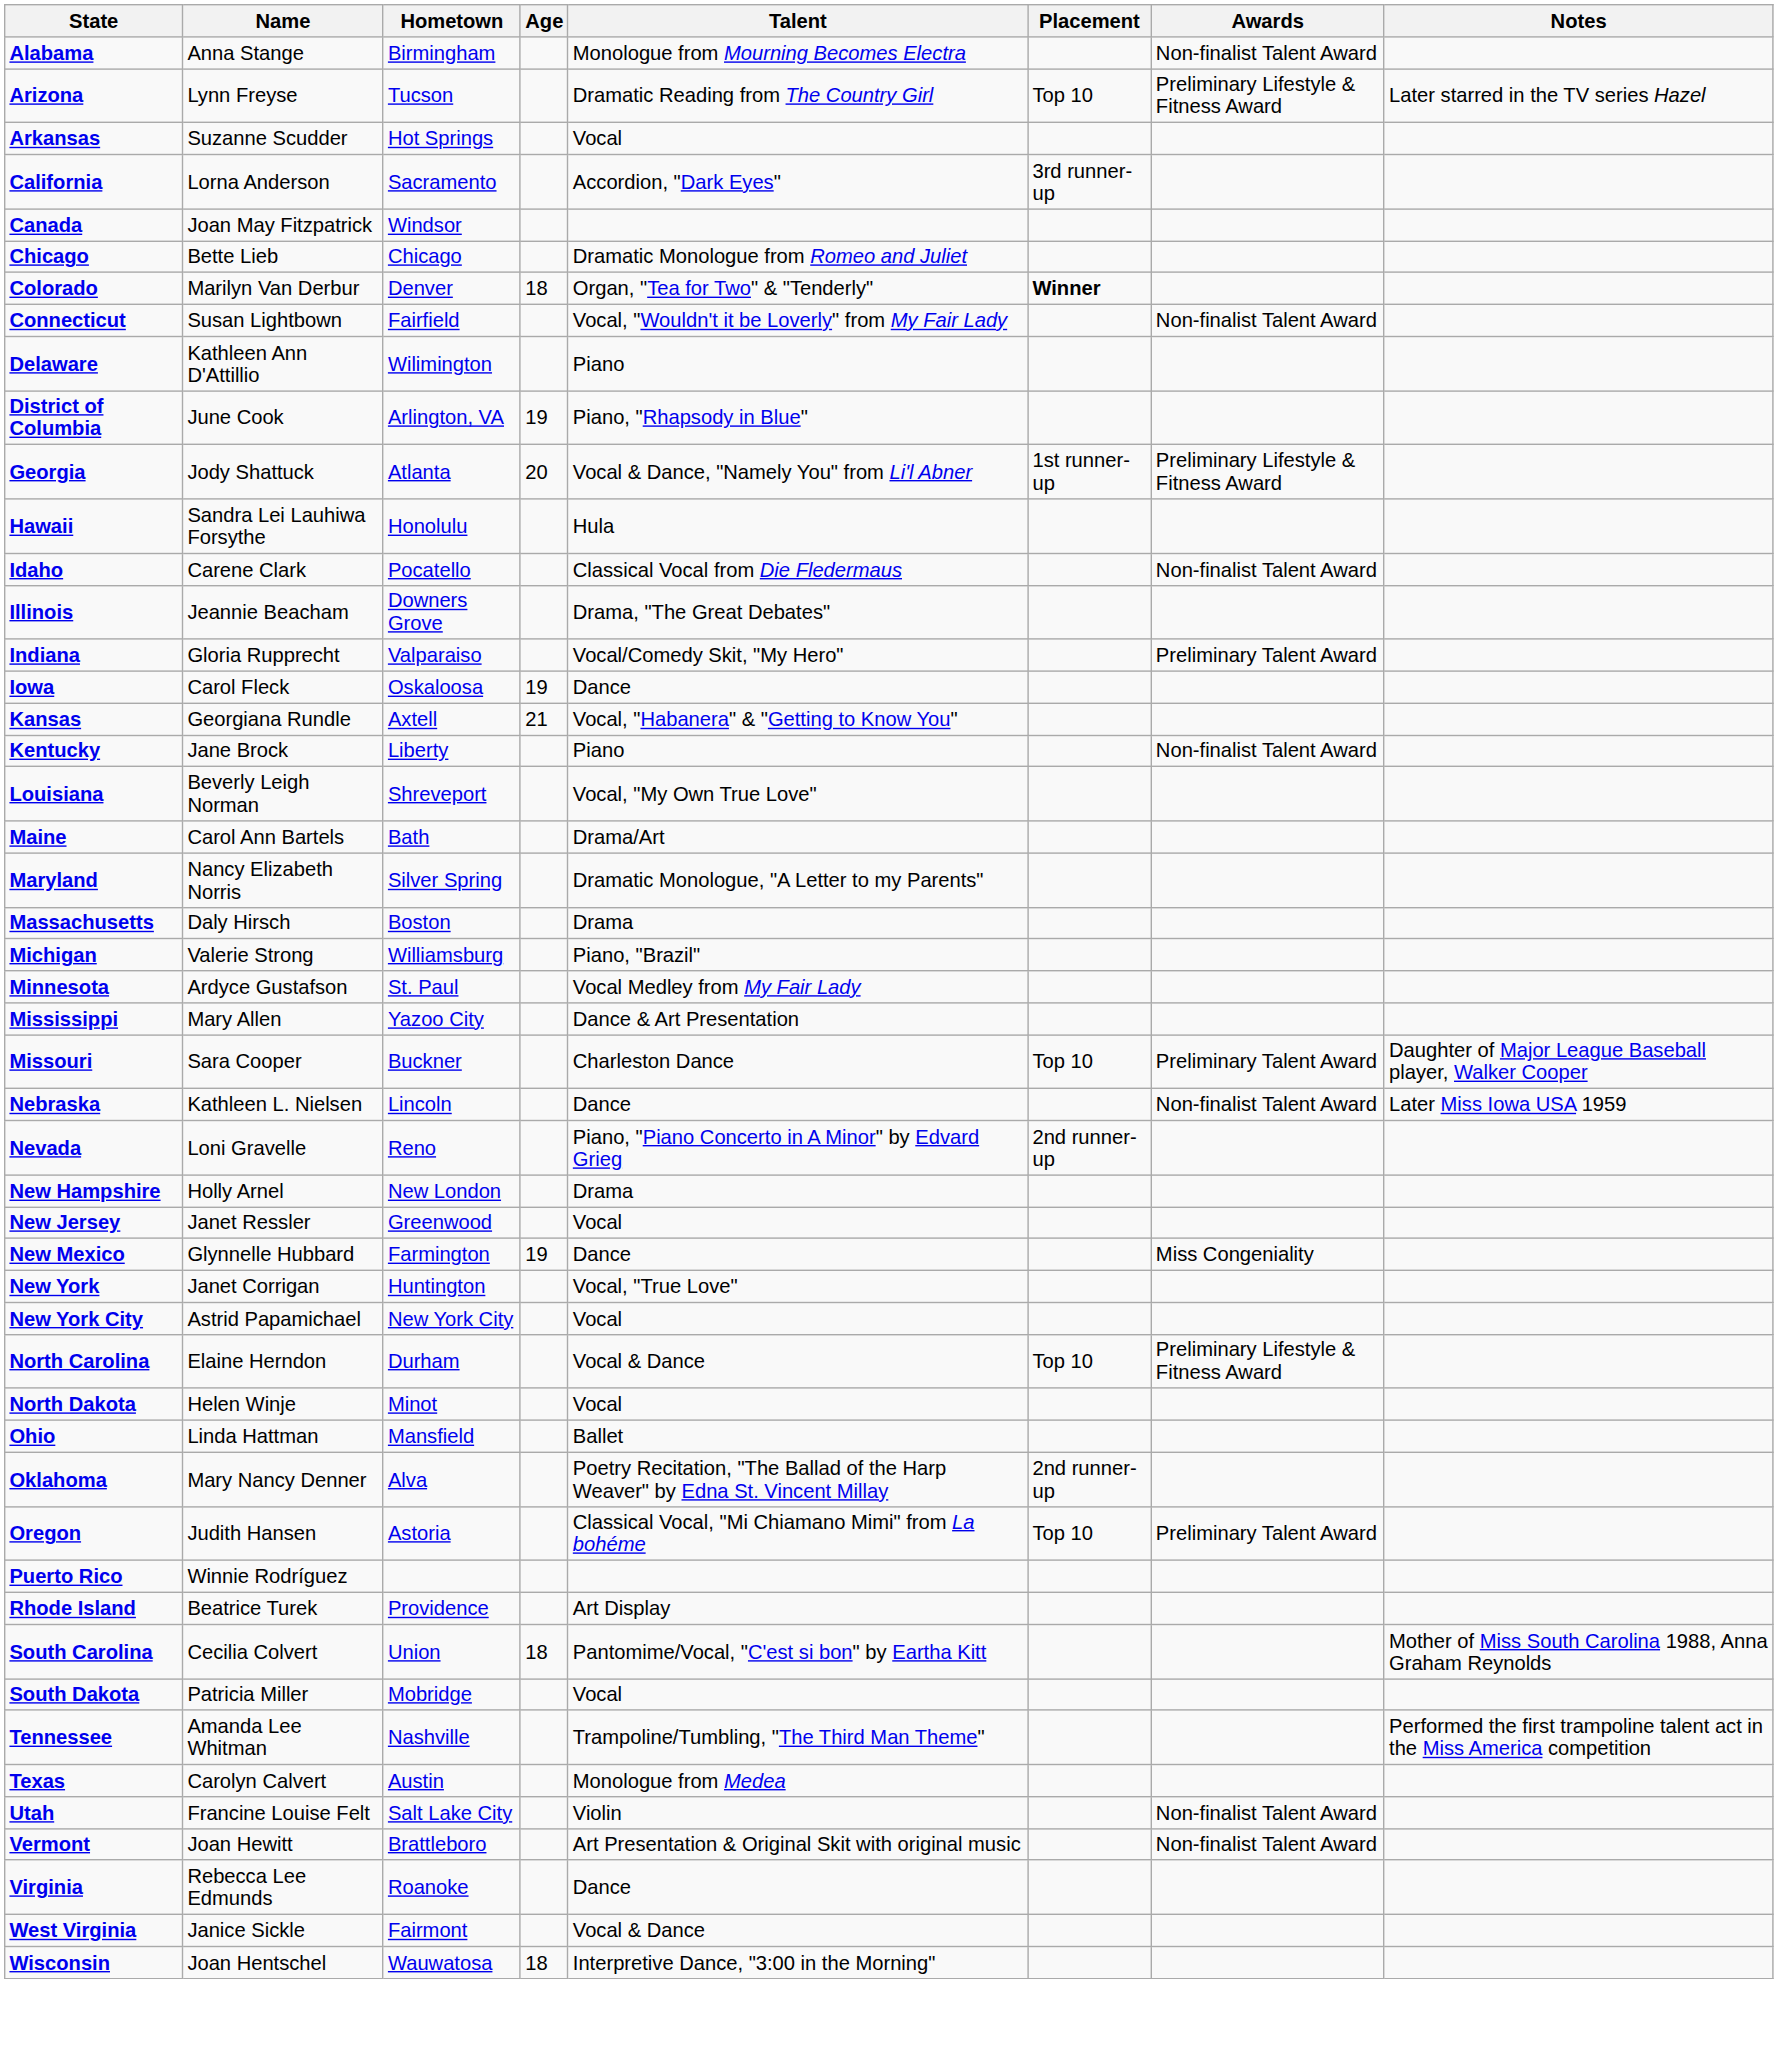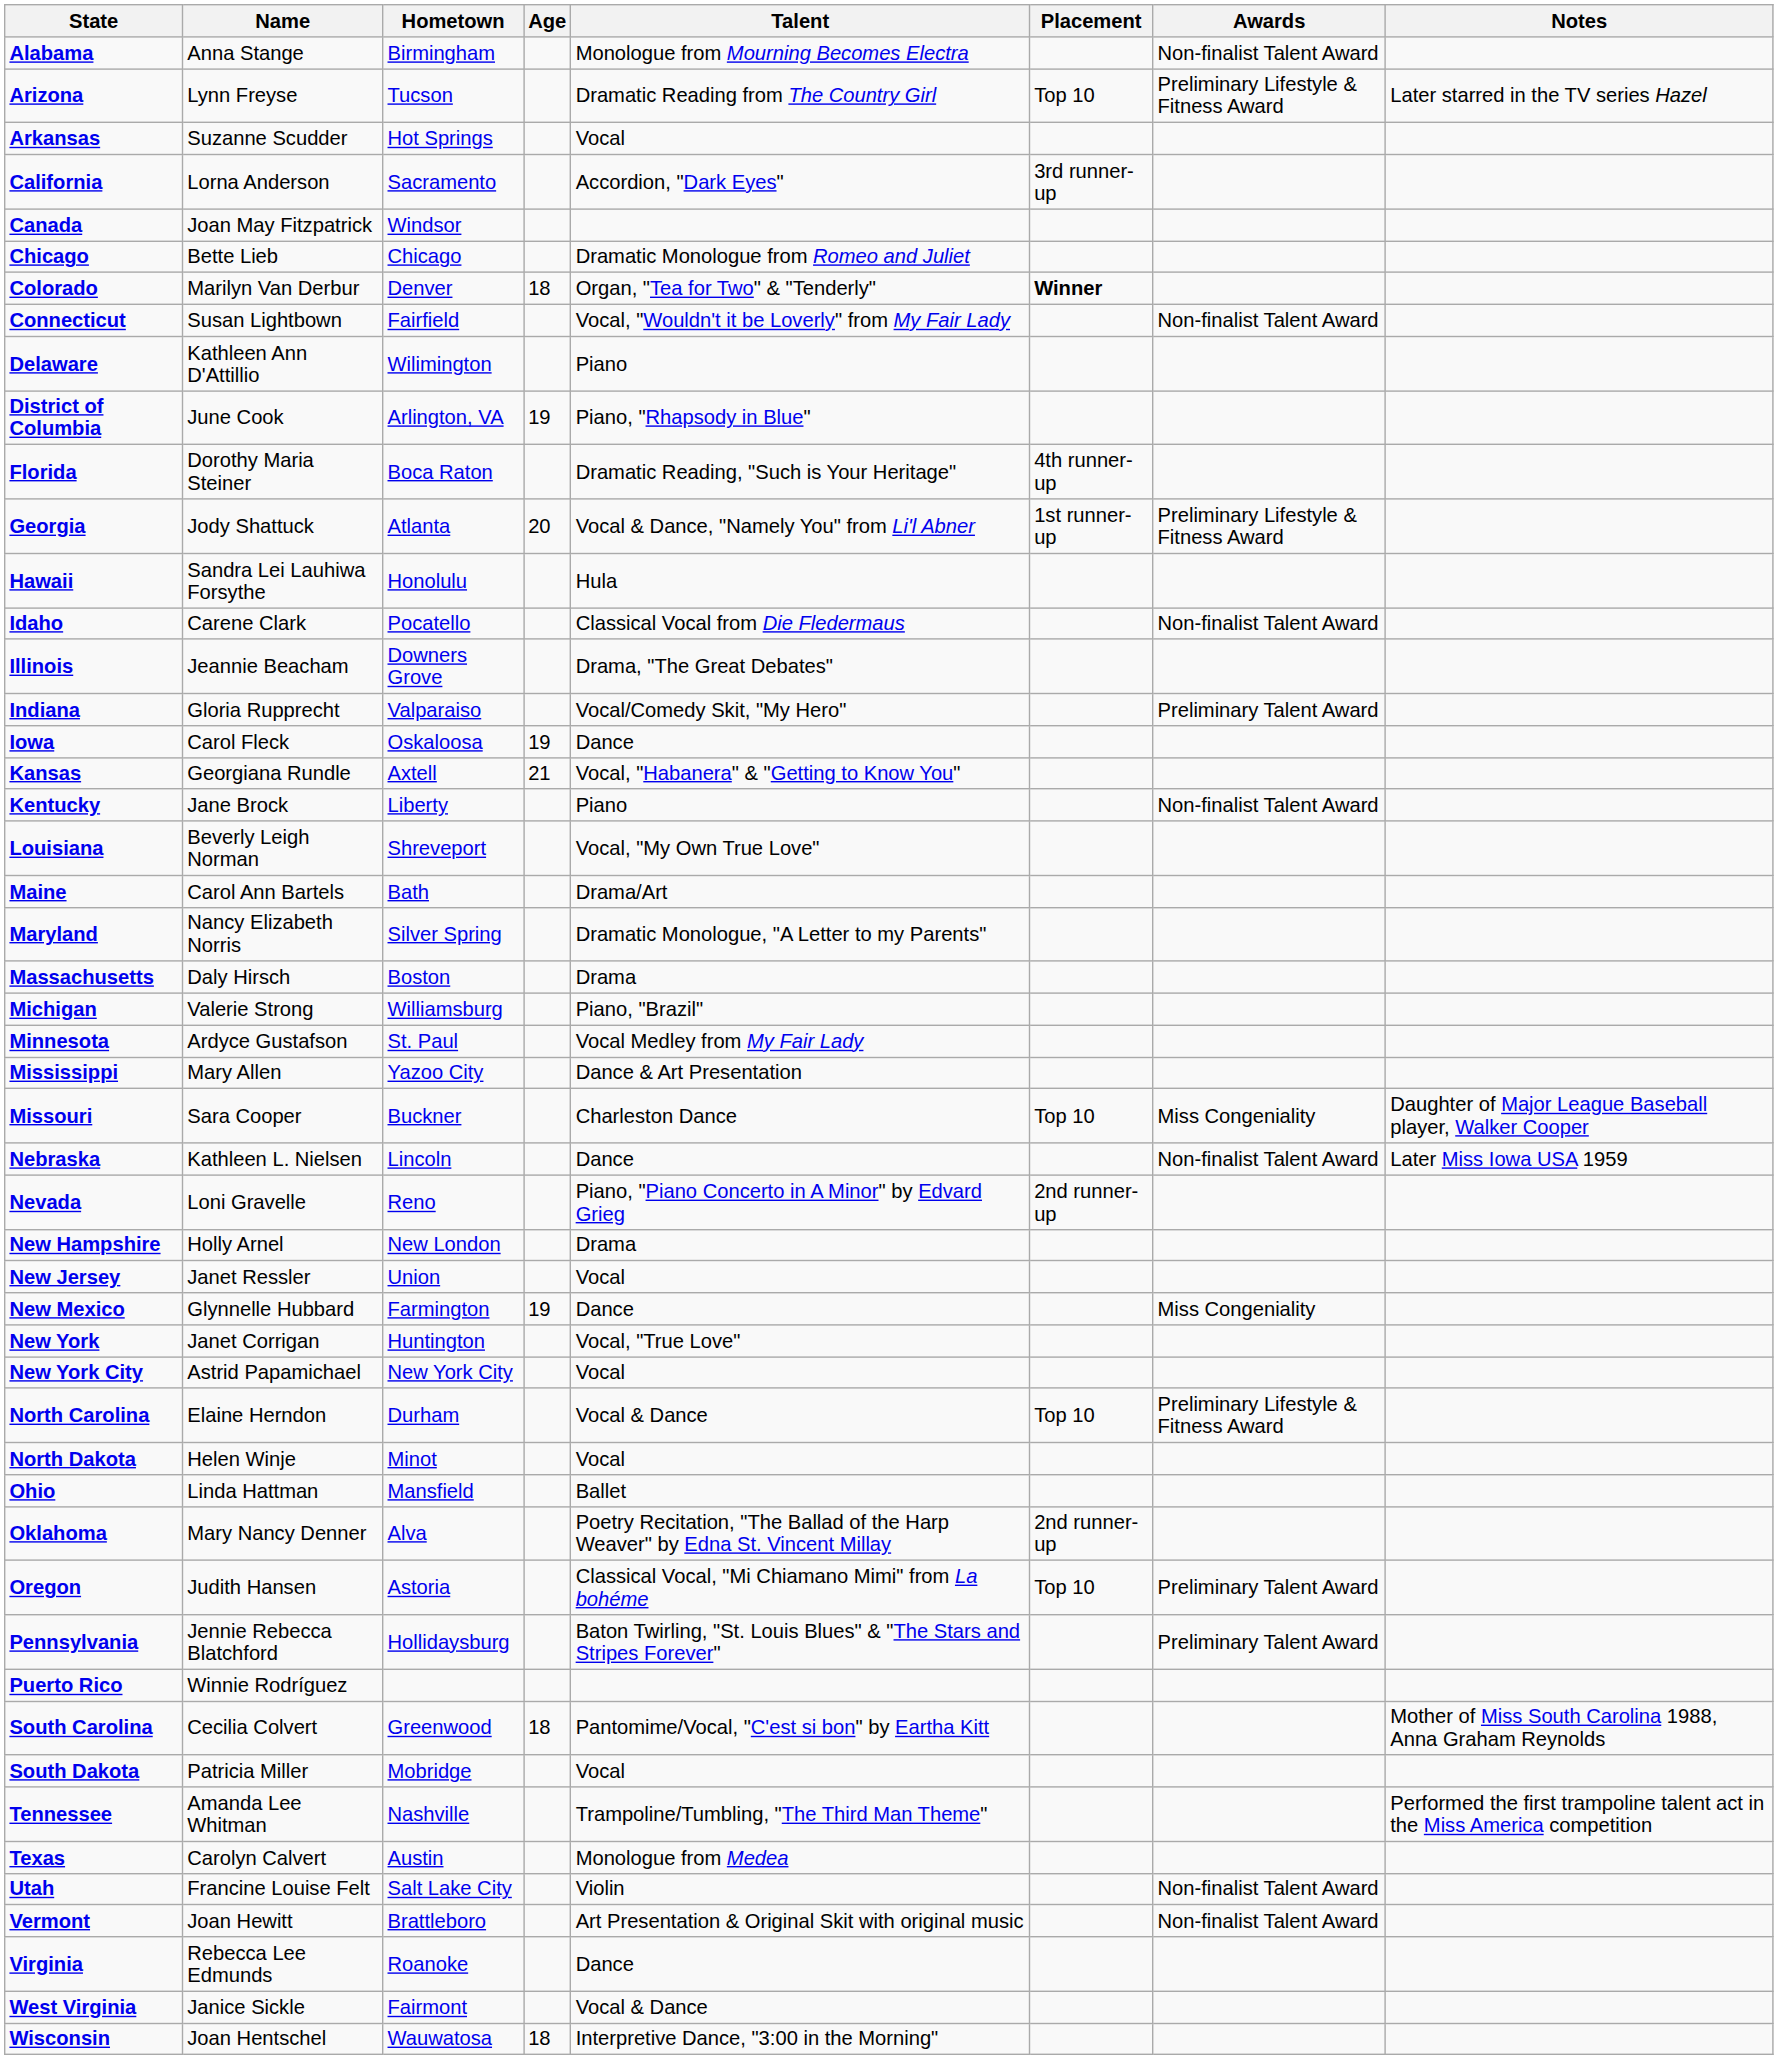+ row: (43, 472)
(1266, 1062) Preliminary Talent Award -> (1237, 1116) Miss Congeniality
(440, 1223) Greenwood -> (414, 1277) Union
+ row: (74, 1642)
- row: (73, 1609)
(414, 1652) Union -> (440, 1728) Greenwood
